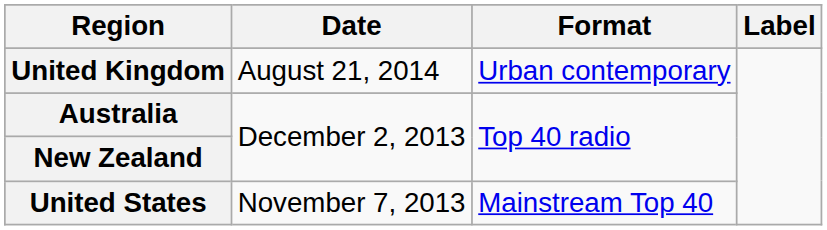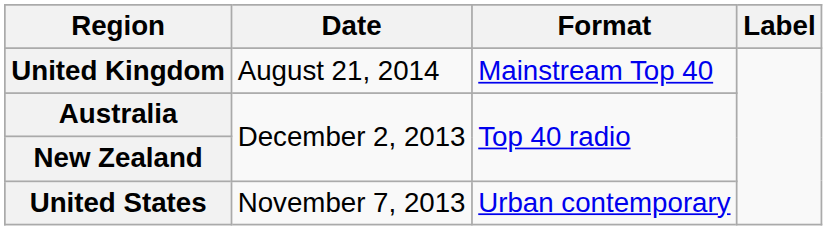(604, 70) Urban contemporary -> (596, 70) Mainstream Top 40
(596, 202) Mainstream Top 40 -> (604, 202) Urban contemporary
